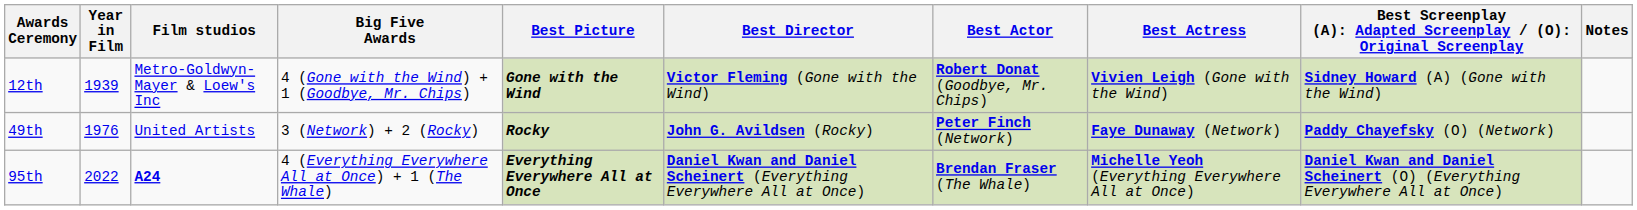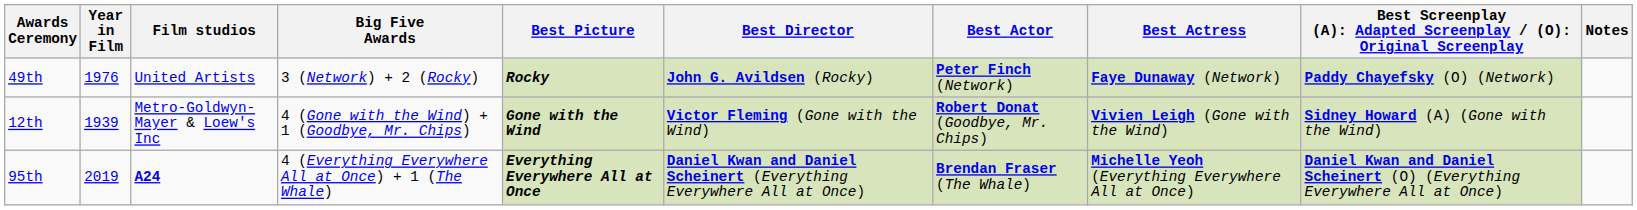rows swapped: (25, 85) <-> (25, 131)
(101, 177) 2022 -> (101, 177) 2019
